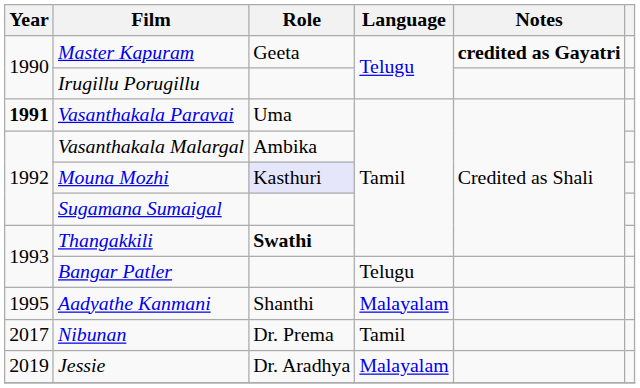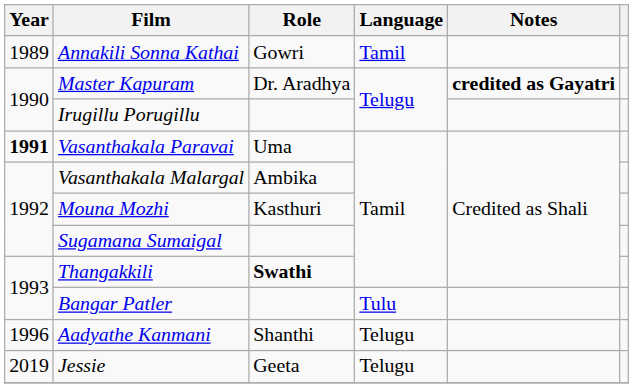+ row: (148, 51)
(276, 51) Geeta -> (302, 83) Dr. Aradhya
(287, 177) lavender background -> (287, 209) no background
(387, 271) Telugu -> (378, 303) Tulu
(29, 303) 1995 -> (29, 334) 1996
(404, 303) Malayalam -> (387, 334) Telugu
- row: (92, 334)
(302, 366) Dr. Aradhya -> (276, 366) Geeta
(404, 366) Malayalam -> (387, 366) Telugu
